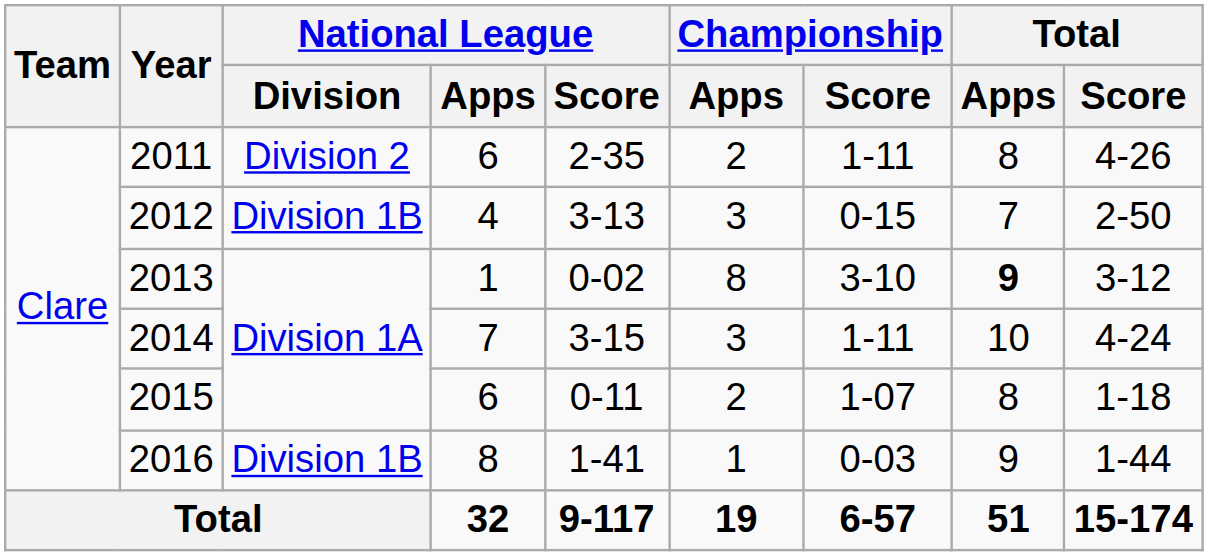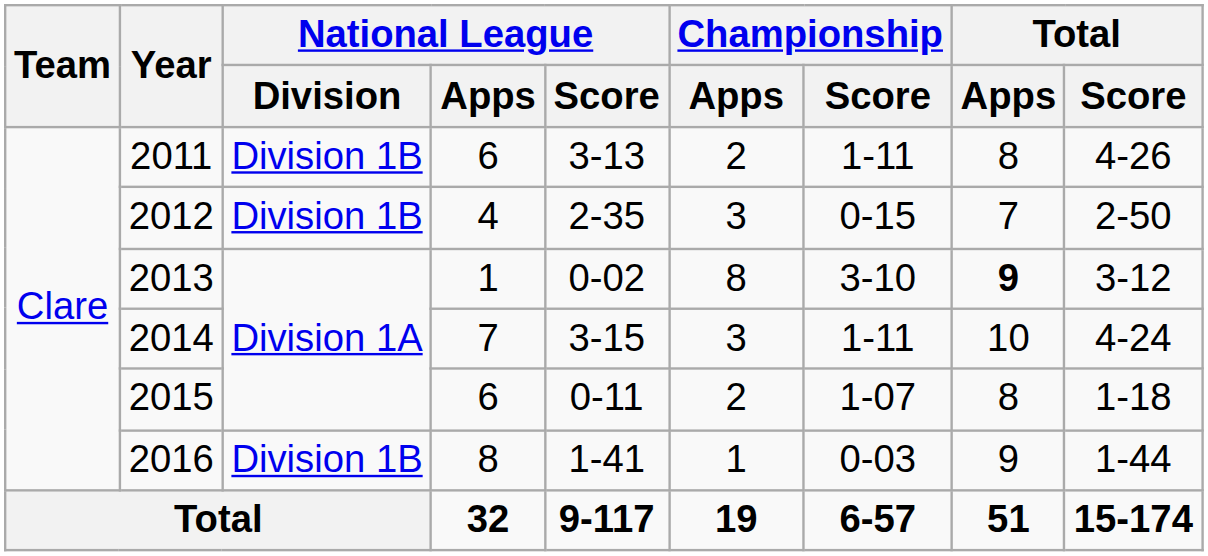(327, 156) Division 2 -> (327, 156) Division 1B
(607, 156) 2-35 -> (607, 156) 3-13
(607, 216) 3-13 -> (607, 216) 2-35
